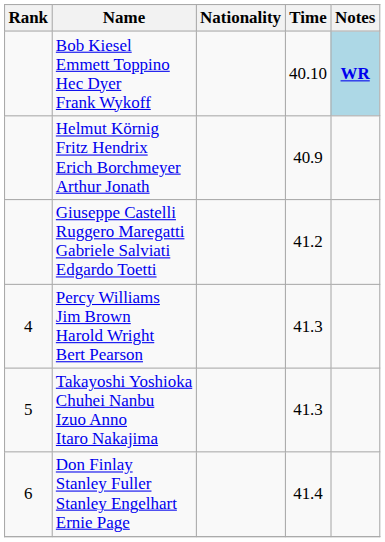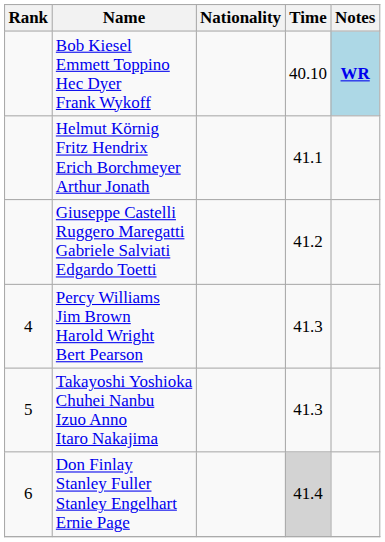(308, 157) 40.9 -> (308, 157) 41.1
(308, 494) no background -> (308, 494) lightgrey background
